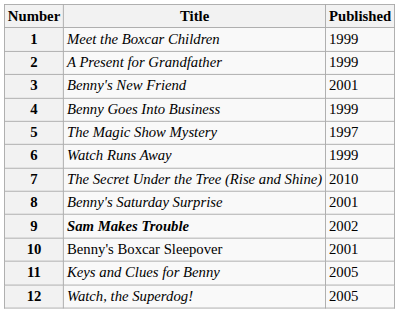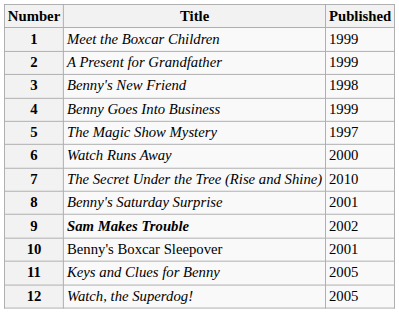(344, 86) 2001 -> (344, 86) 1998
(344, 156) 1999 -> (344, 156) 2000
